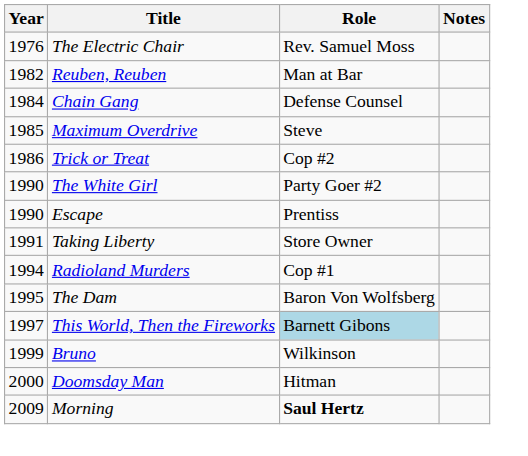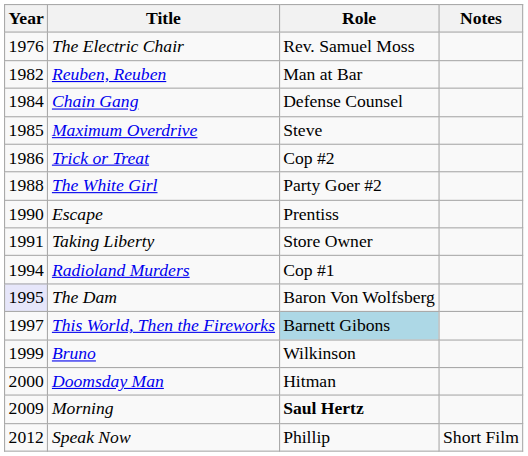(26, 185) 1990 -> (26, 185) 1988
(26, 297) no background -> (26, 297) lavender background
+ row: (91, 437)
